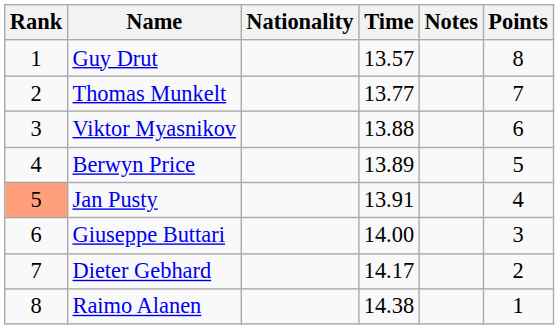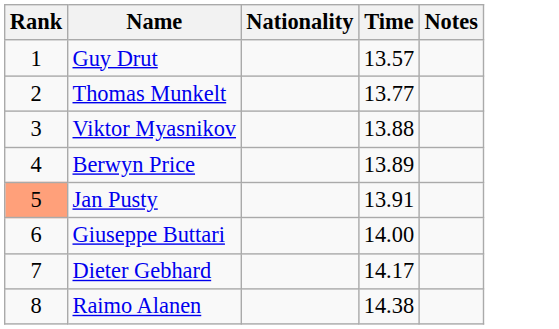- column: (518, 22)
